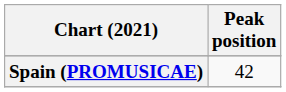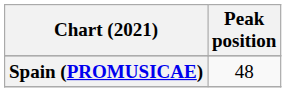(244, 71) 42 -> (244, 71) 48
